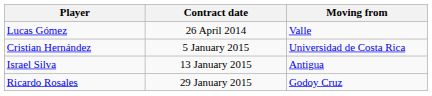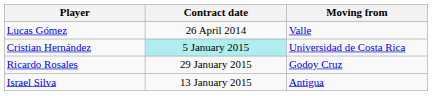(216, 47) no background -> (216, 47) paleturquoise background
rows swapped: (31, 64) <-> (42, 82)
